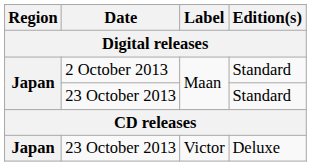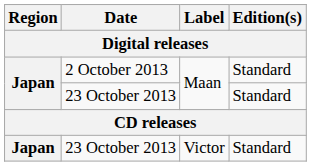(256, 148) Deluxe -> (262, 148) Standard
